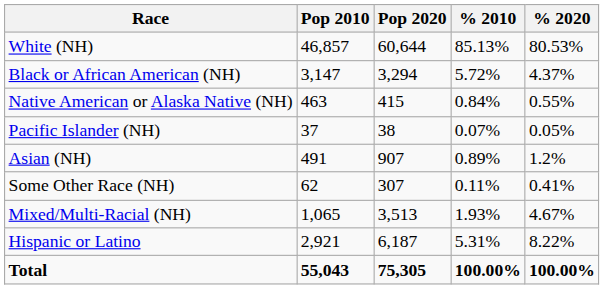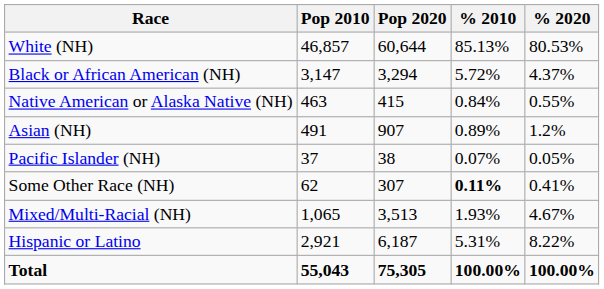rows swapped: (50, 158) <-> (84, 130)
(477, 185) normal -> (478, 185) bold
